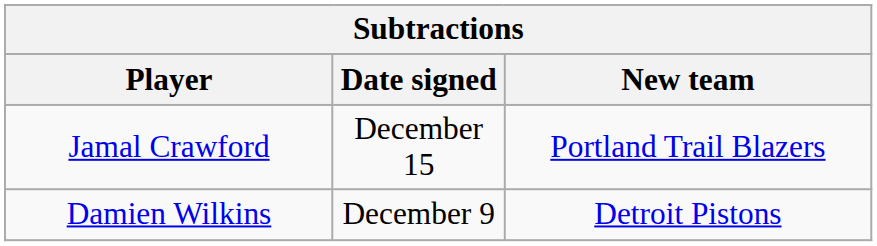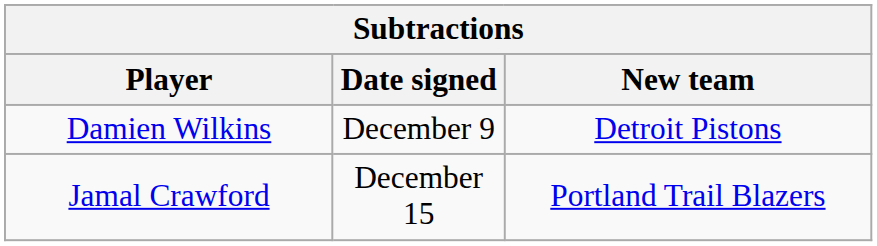rows swapped: (169, 213) <-> (169, 146)
